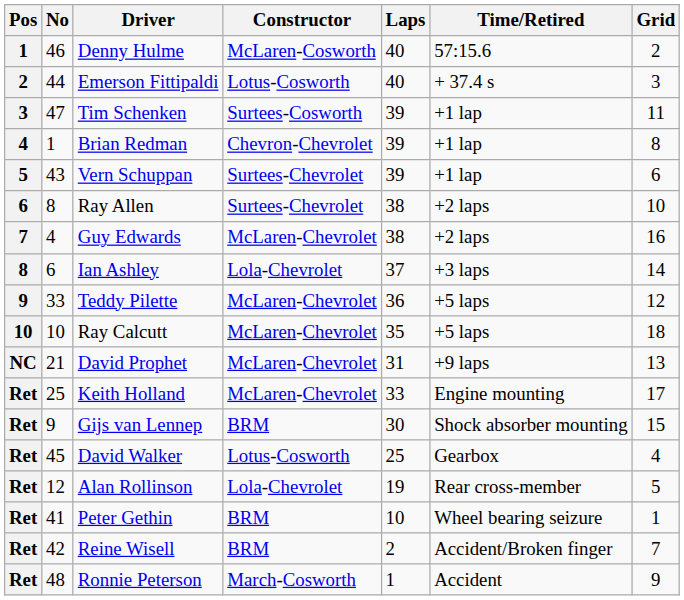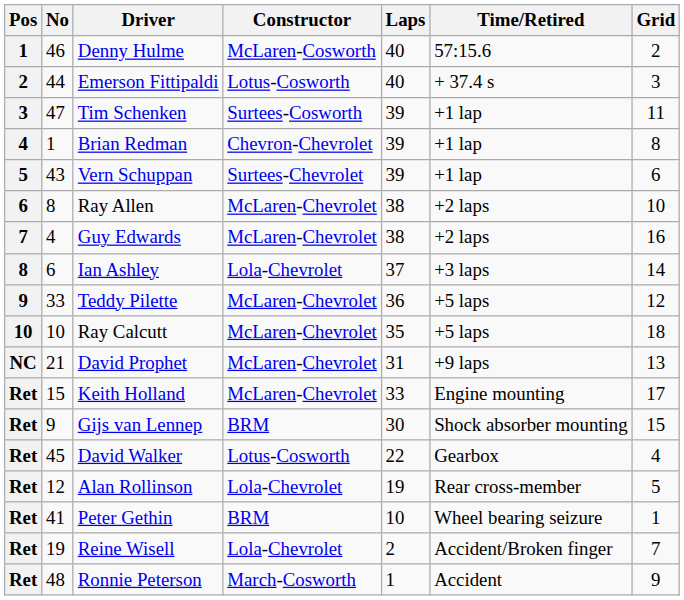(295, 206) Surtees-Chevrolet -> (302, 206) McLaren-Chevrolet
(55, 393) 25 -> (55, 393) 15
(395, 455) 25 -> (395, 455) 22
(55, 548) 42 -> (55, 548) 19
(248, 548) BRM -> (285, 548) Lola-Chevrolet
